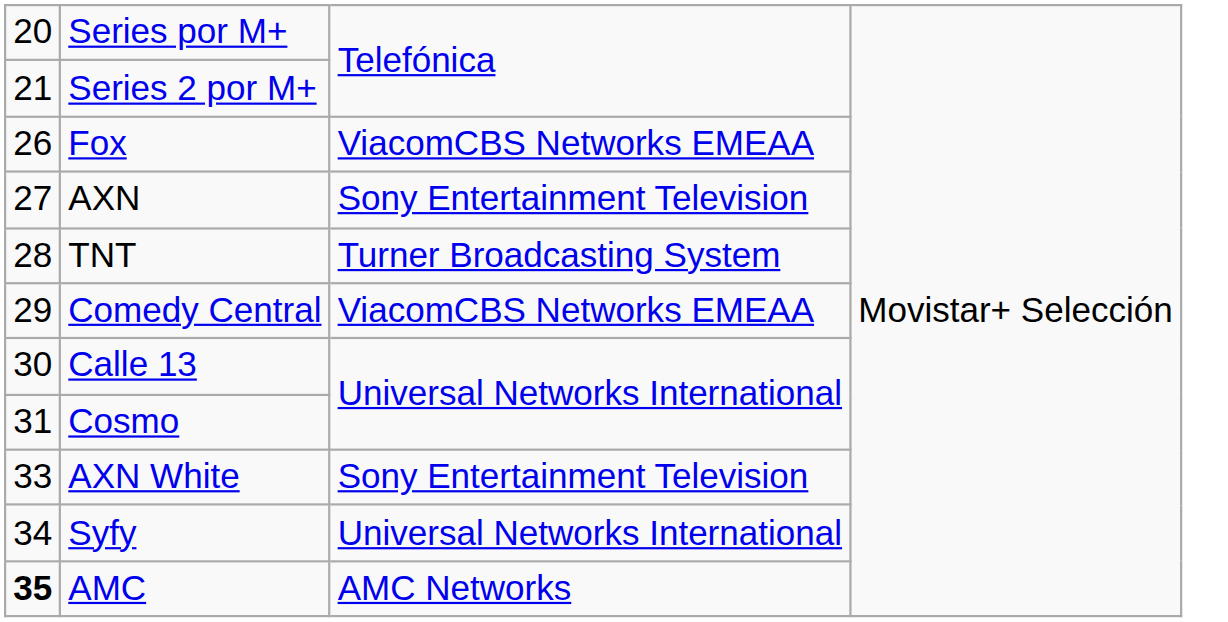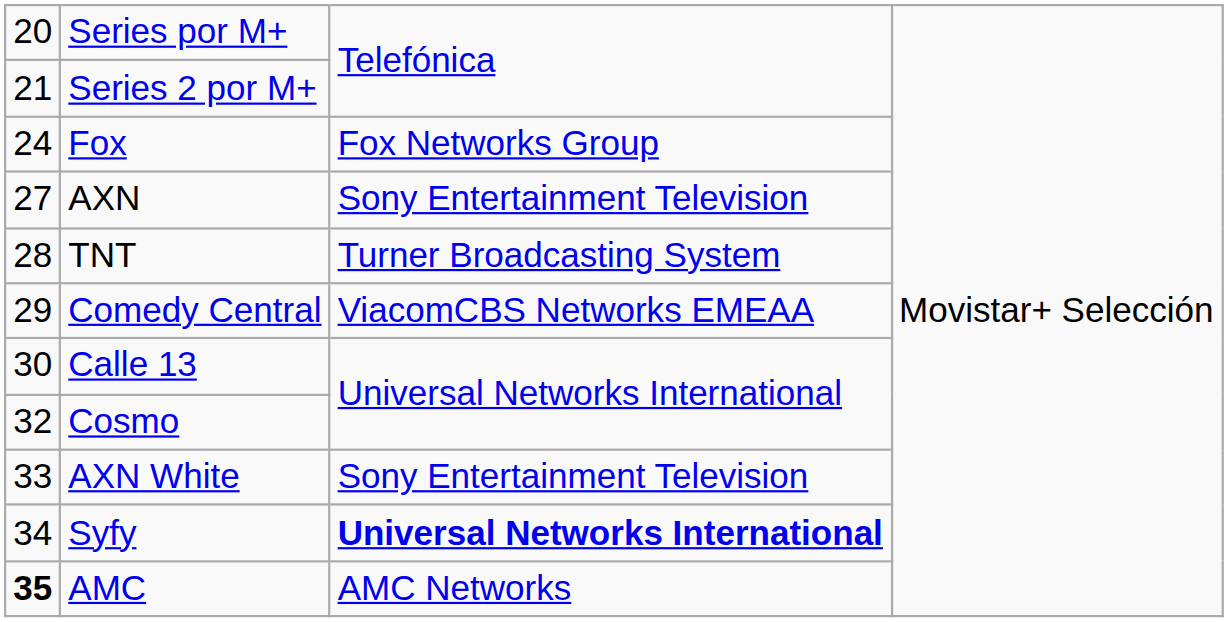(33, 143) 26 -> (33, 143) 24
(576, 143) ViacomCBS Networks EMEAA -> (498, 143) Fox Networks Group
(33, 421) 31 -> (33, 421) 32
(590, 532) normal -> (610, 532) bold
